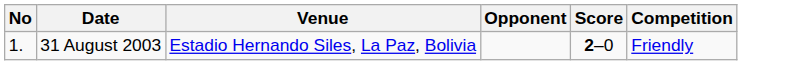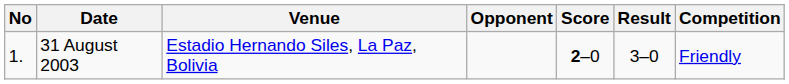+ column: (644, 18)
